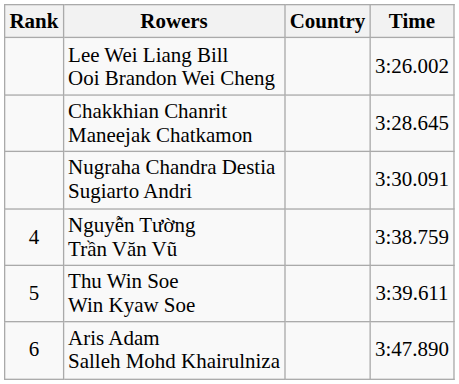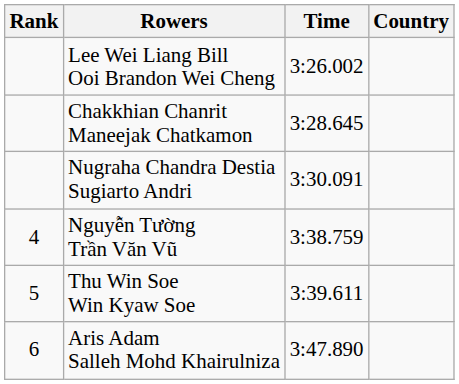columns swapped: (327, 21) <-> (412, 21)
